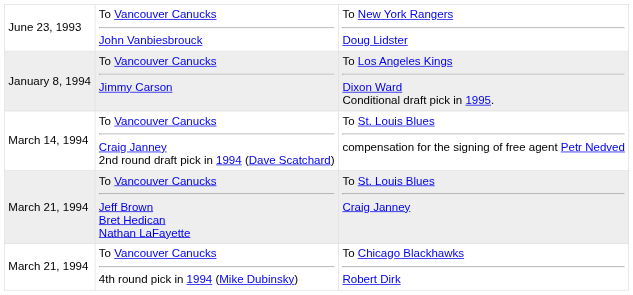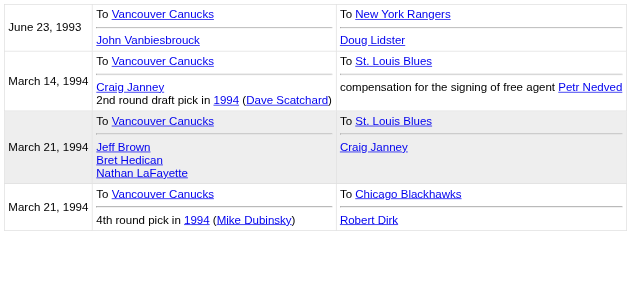- row: (217, 74)
